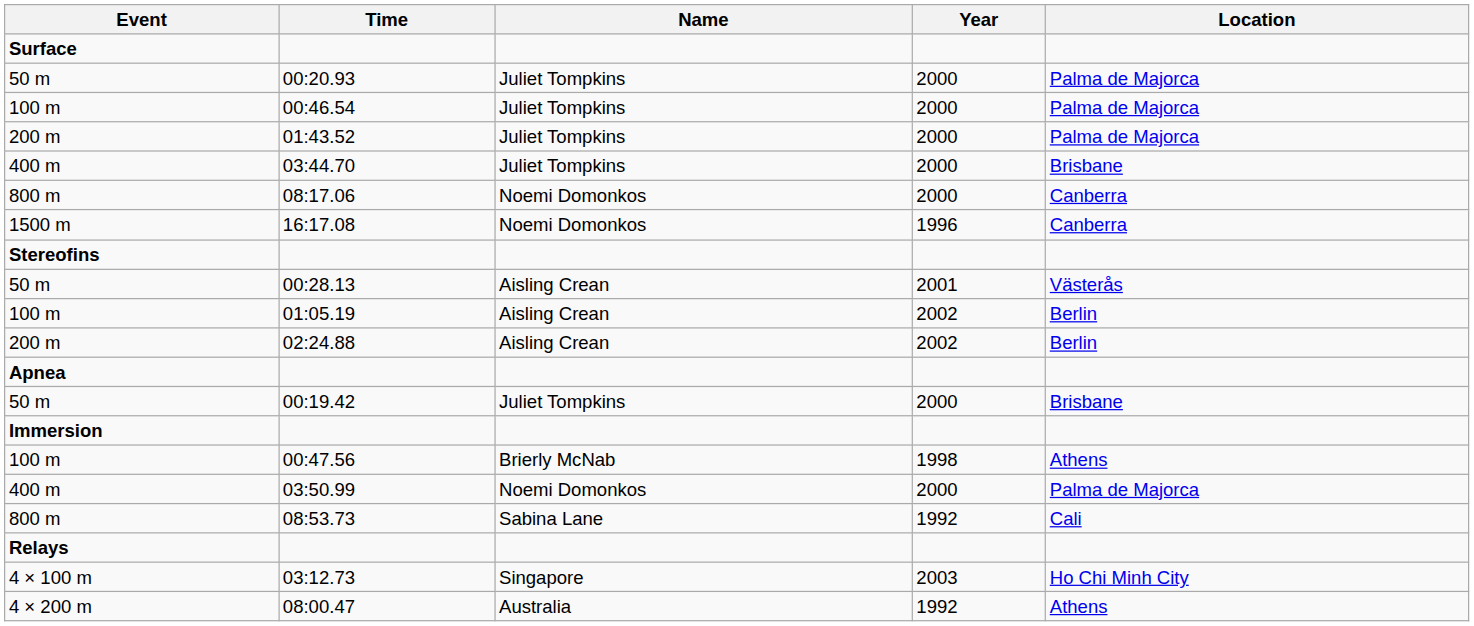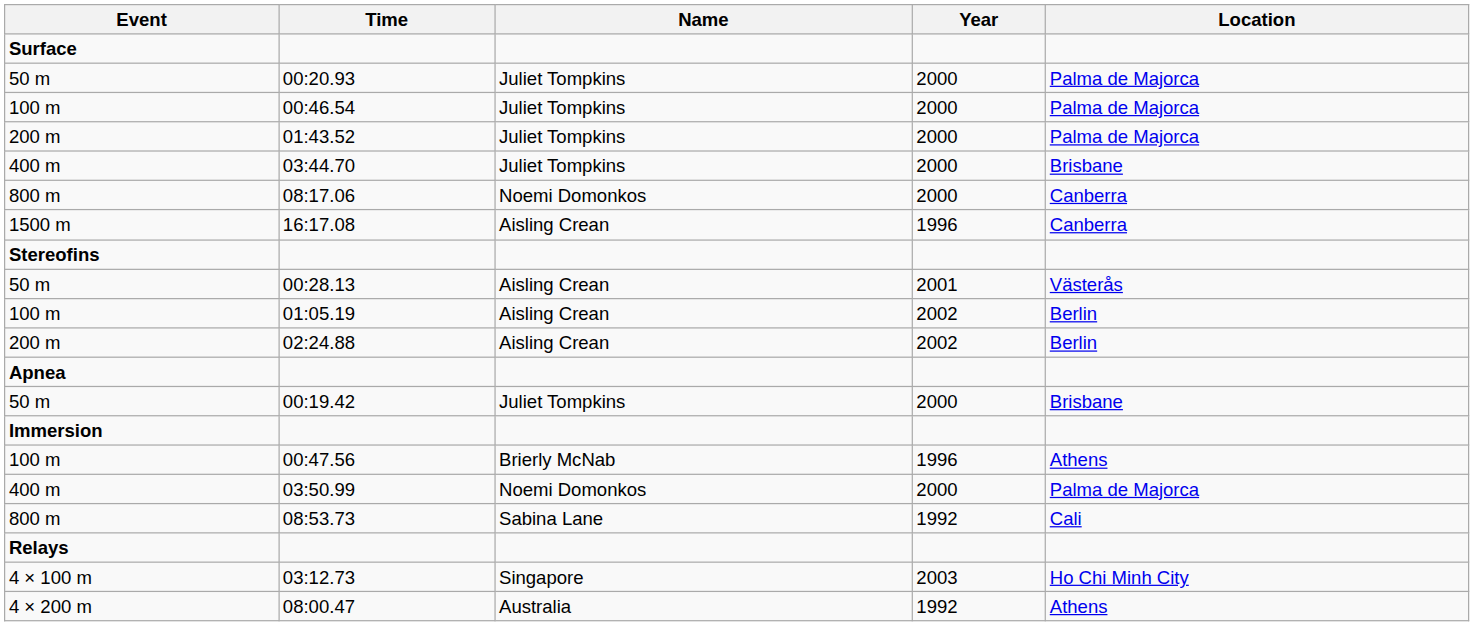(573, 225) Noemi Domonkos -> (554, 225) Aisling Crean
(937, 460) 1998 -> (937, 460) 1996
